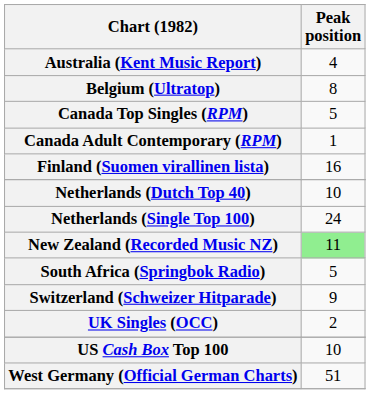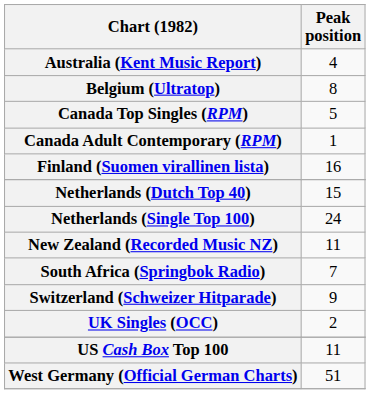(333, 192) 10 -> (333, 192) 15
(333, 245) lightgreen background -> (333, 245) no background
(333, 271) 5 -> (333, 271) 7
(333, 349) 10 -> (333, 349) 11
